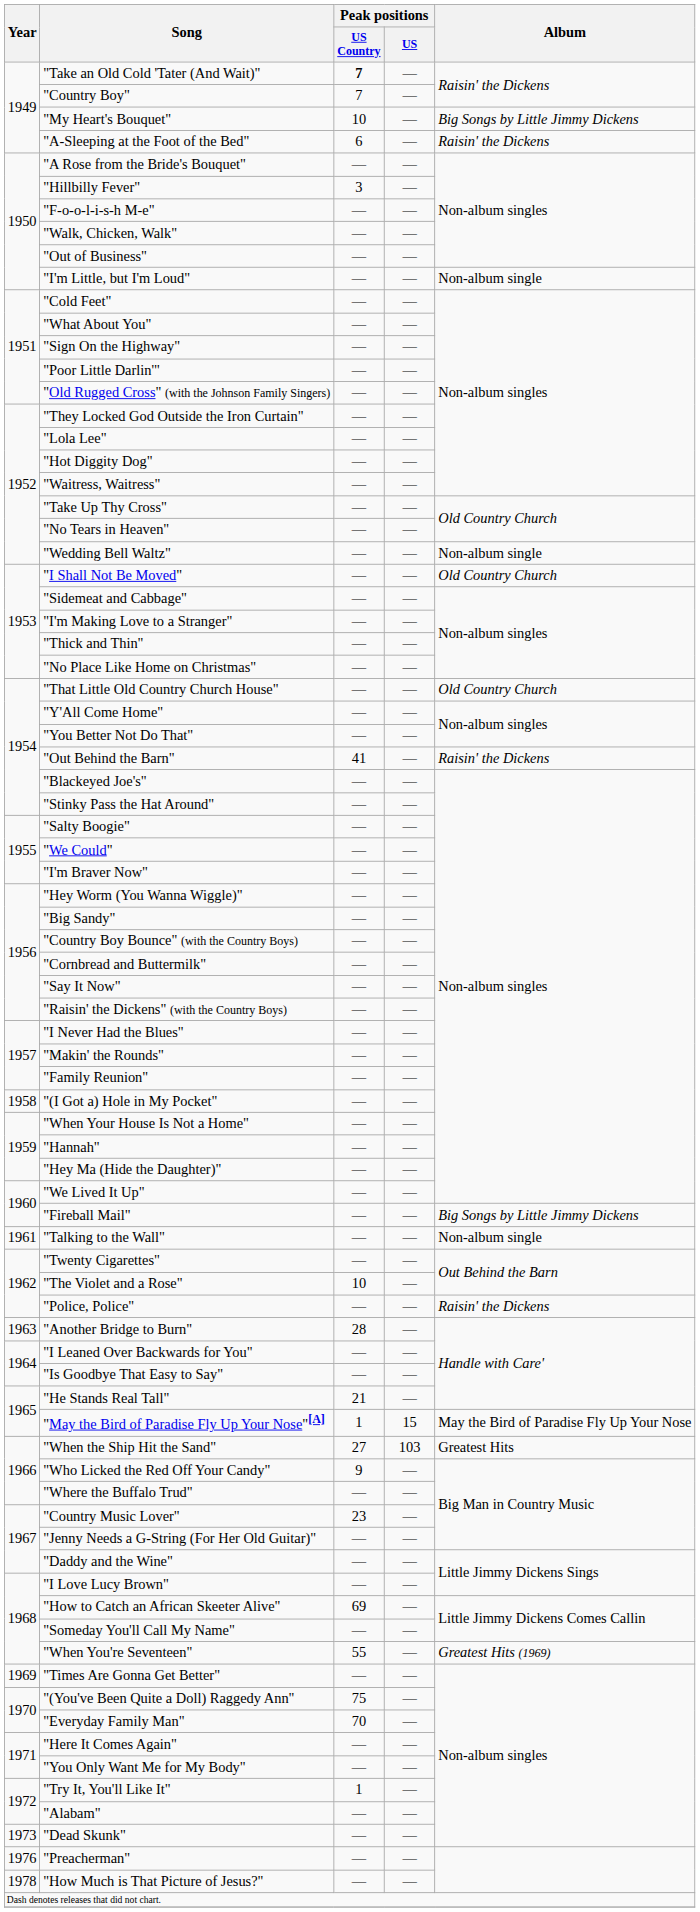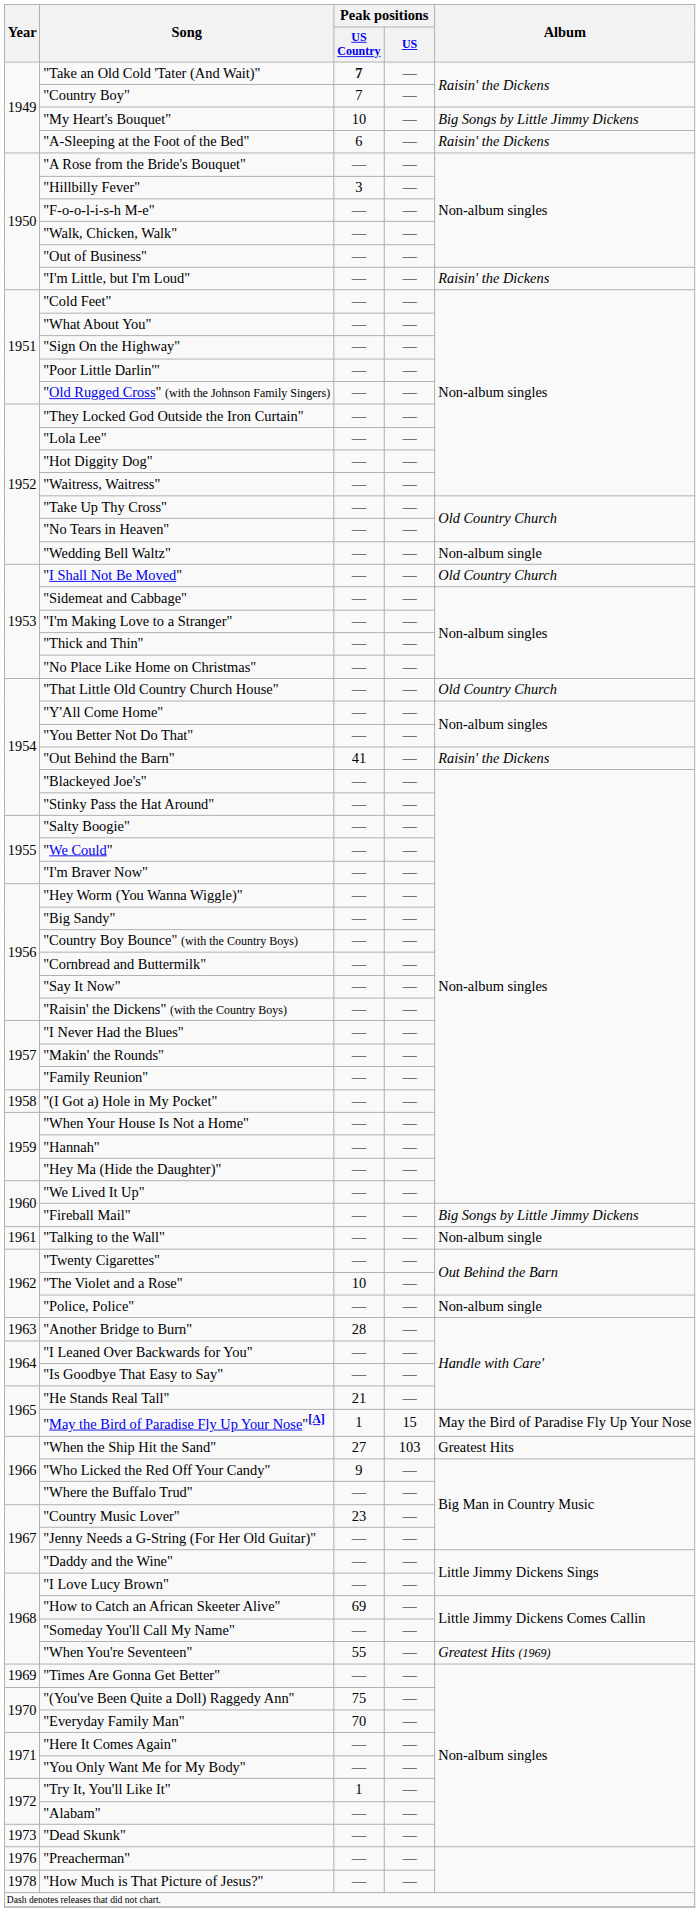(490, 278) Non-album single -> (494, 278) Raisin' the Dickens
(494, 1306) Raisin' the Dickens -> (490, 1306) Non-album single
